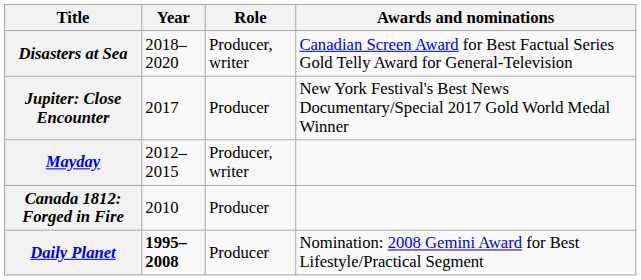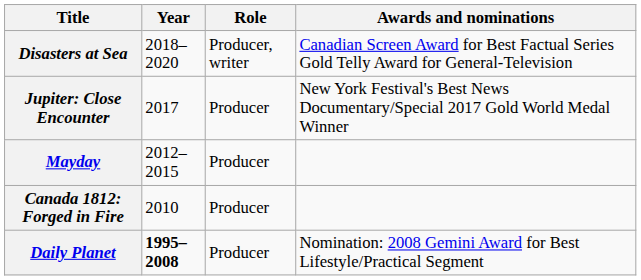(241, 162) Producer, writer -> (239, 162) Producer
